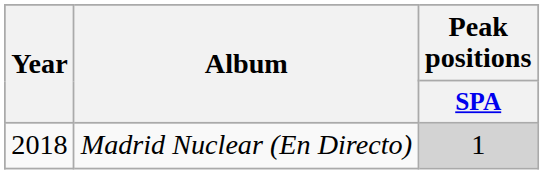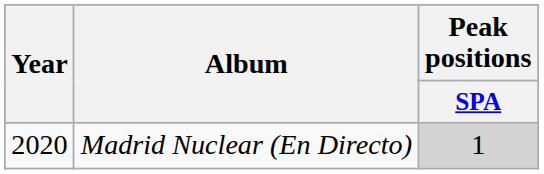(40, 144) 2018 -> (40, 144) 2020
